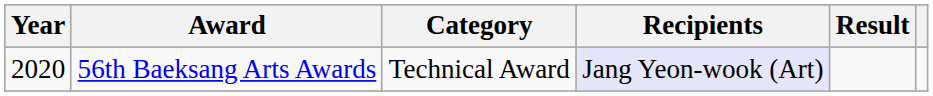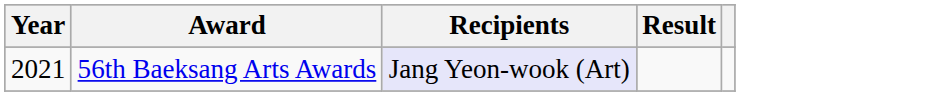- column: (479, 25)
(38, 68) 2020 -> (38, 68) 2021
